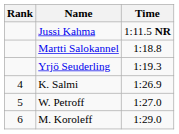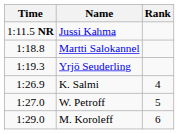columns swapped: (20, 13) <-> (147, 13)
